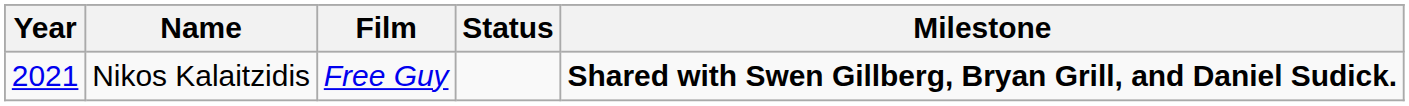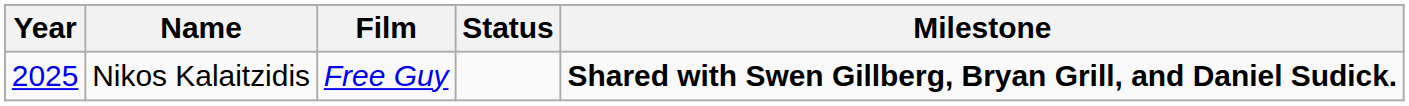(45, 75) 2021 -> (45, 75) 2025
